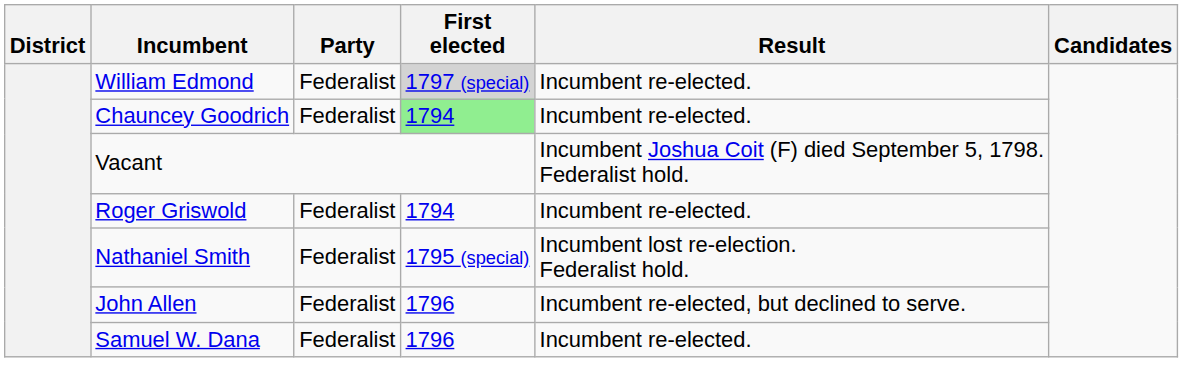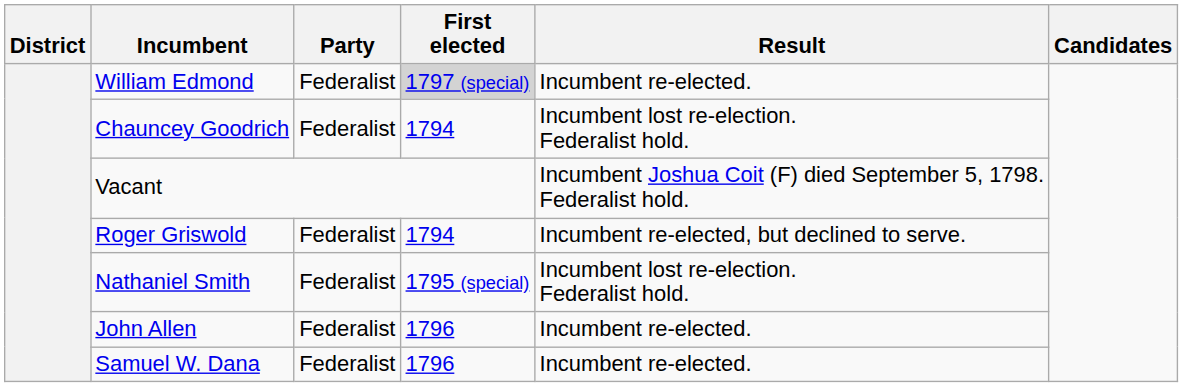(430, 116) lightgreen background -> (430, 128) no background
(646, 116) Incumbent re-elected. -> (668, 128) Incumbent lost re-election. Federalist hold.
(646, 210) Incumbent re-elected. -> (753, 234) Incumbent re-elected, but declined to serve.
(753, 304) Incumbent re-elected, but declined to serve. -> (646, 329) Incumbent re-elected.
